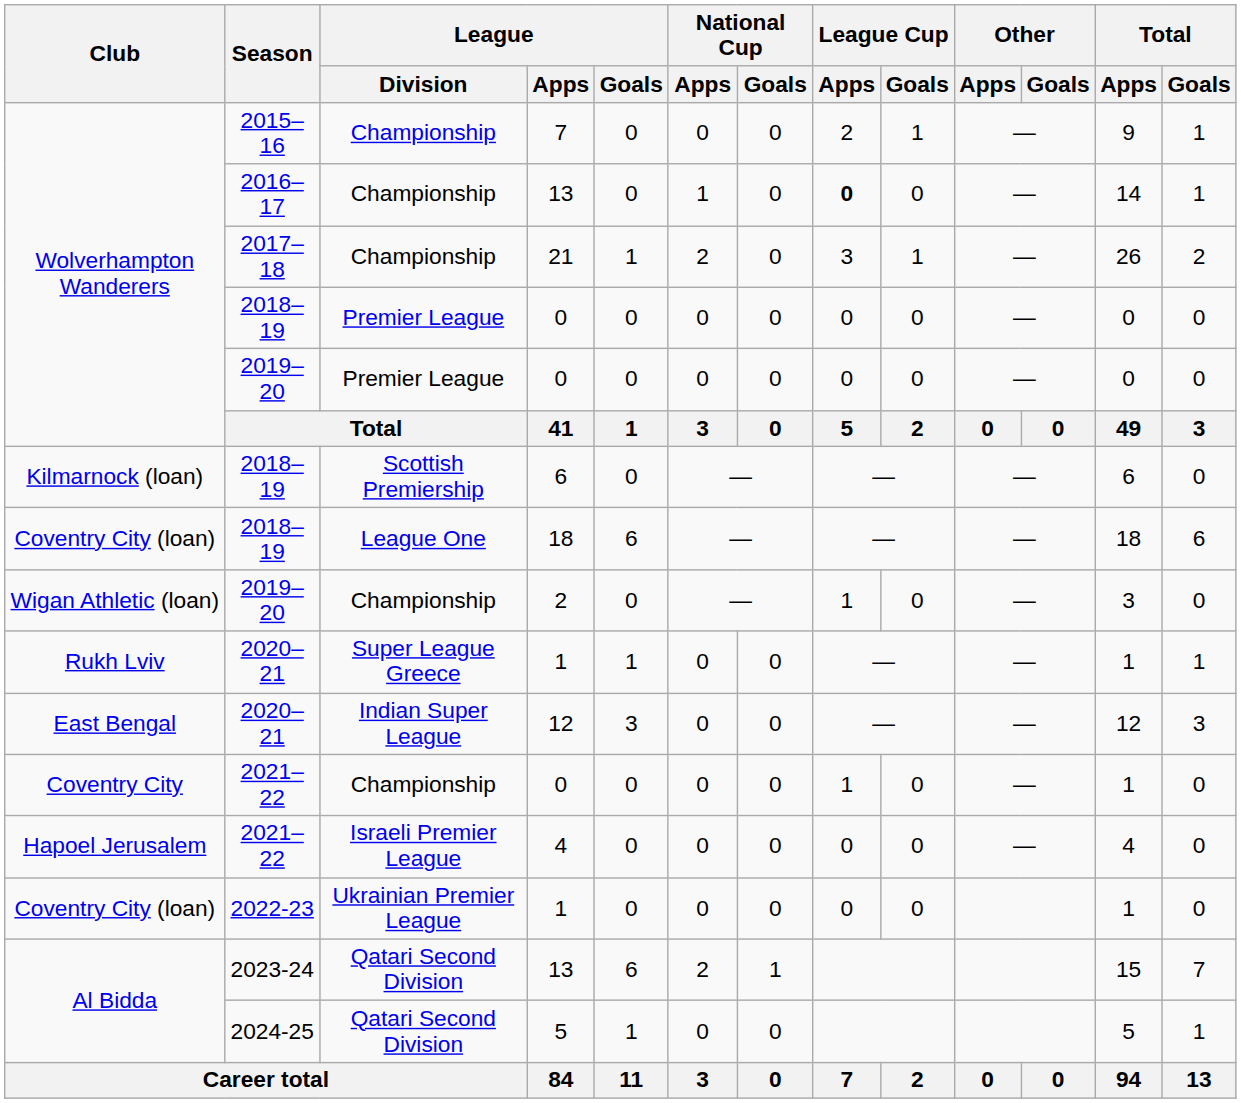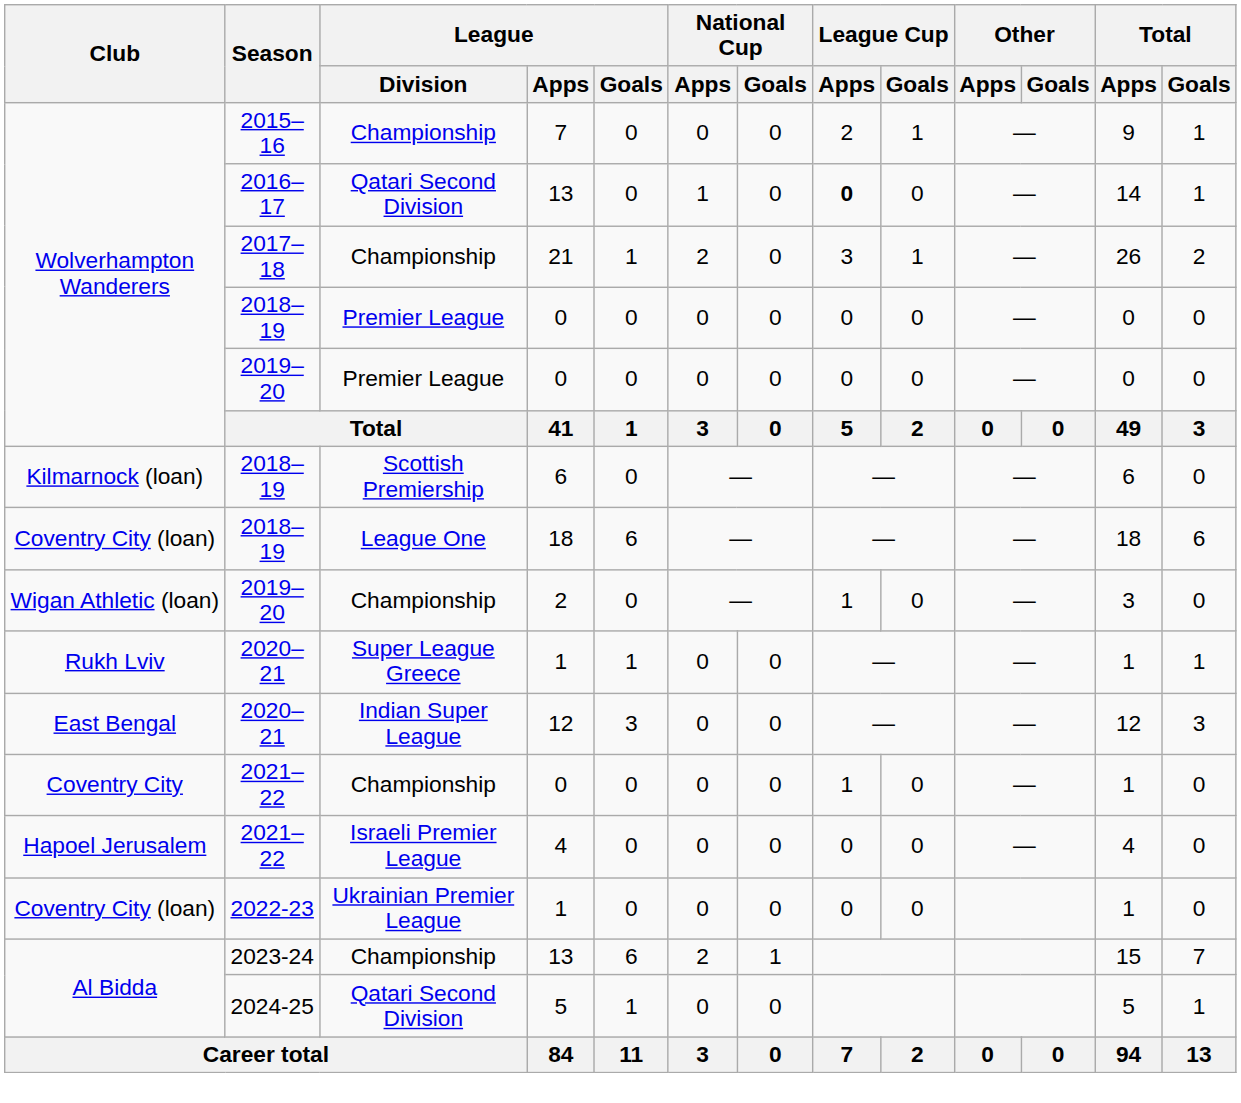(423, 194) Championship -> (423, 194) Qatari Second Division
(423, 969) Qatari Second Division -> (423, 956) Championship
